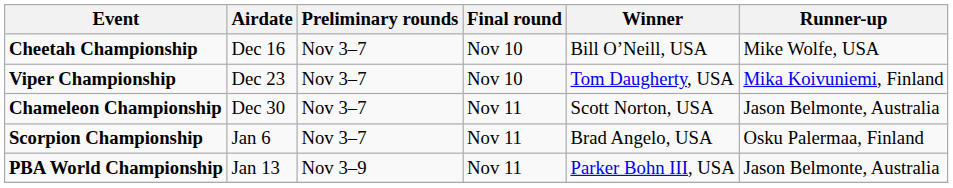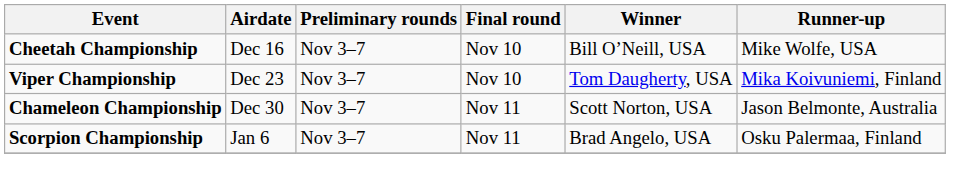- row: (116, 167)
